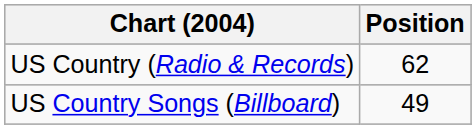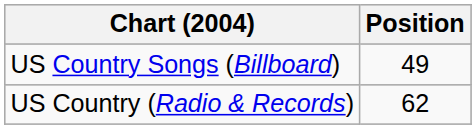rows swapped: (175, 104) <-> (182, 64)
